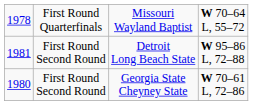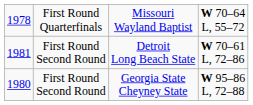(223, 52) W 95–86 L, 72–88 -> (223, 52) W 70–61 L, 72–86
(223, 84) W 70–61 L, 72–86 -> (223, 84) W 95–86 L, 72–88
